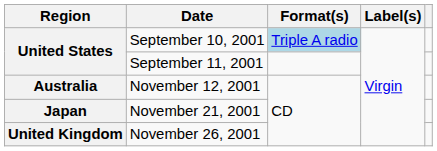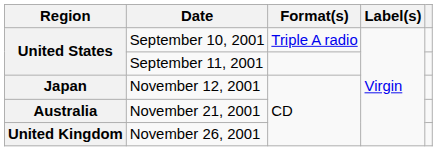(315, 39) lightblue background -> (315, 39) no background
(65, 87) Australia -> (65, 87) Japan
(65, 110) Japan -> (65, 110) Australia
